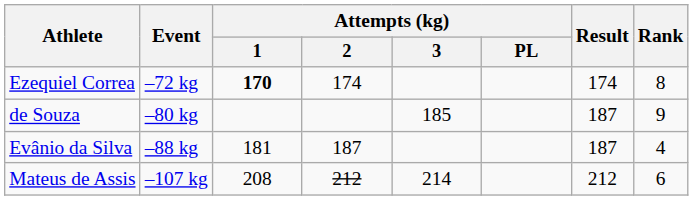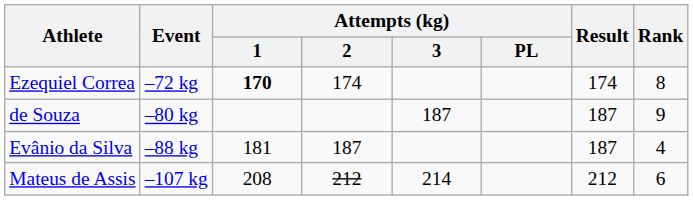(437, 115) 185 -> (437, 115) 187
